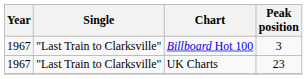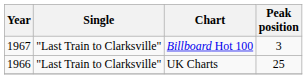(19, 64) 1967 -> (19, 64) 1966
(279, 64) 23 -> (279, 64) 25
